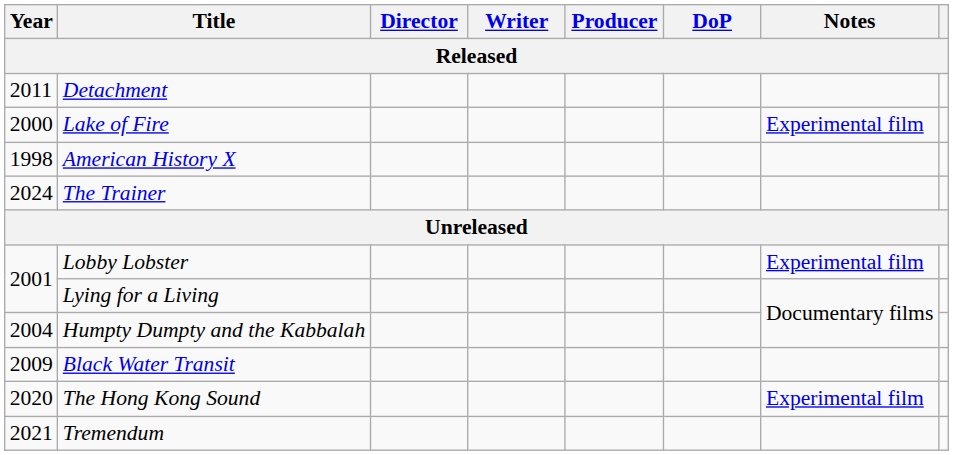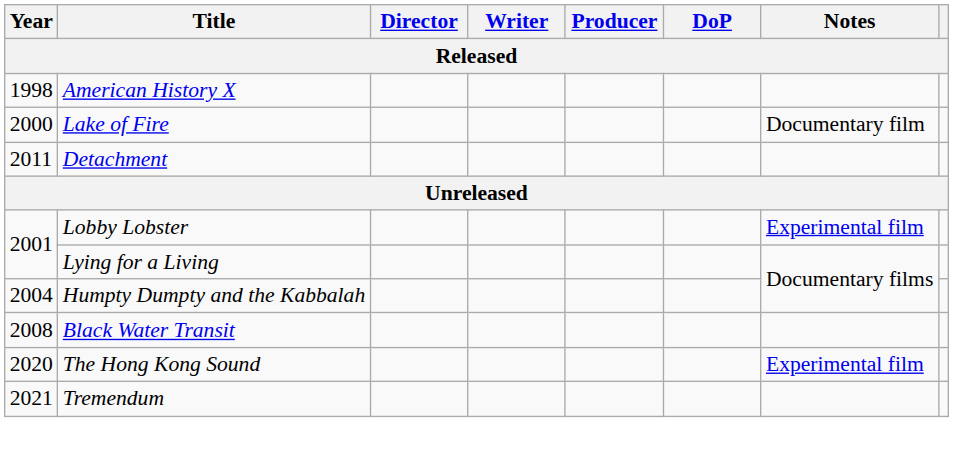rows swapped: (149, 158) <-> (115, 90)
(845, 124) Experimental film -> (845, 124) Documentary film
- row: (114, 192)
(31, 364) 2009 -> (31, 329) 2008
